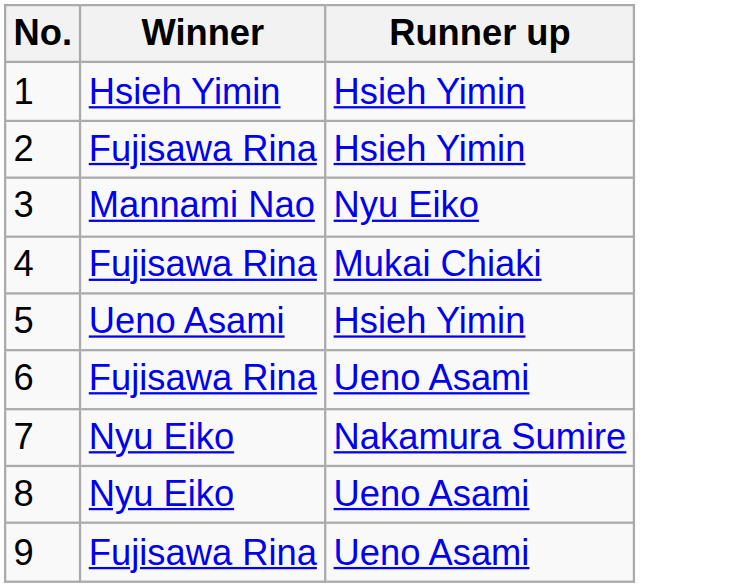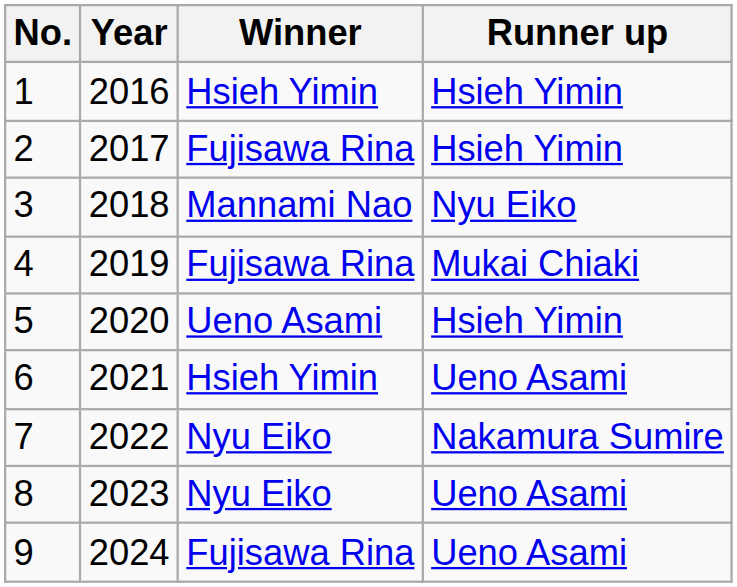+ column: (129, 33)
(203, 378) Fujisawa Rina -> (282, 378) Hsieh Yimin
